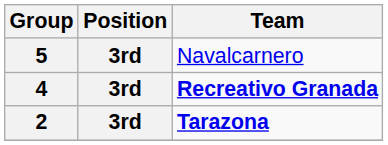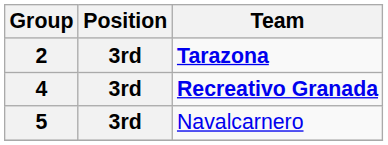rows swapped: (41, 122) <-> (41, 55)
